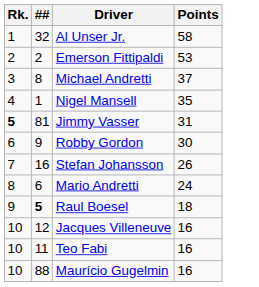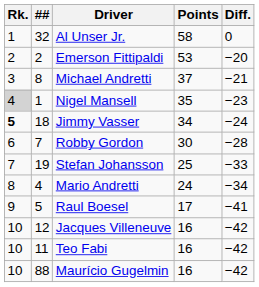+ column: (238, 15)
(11, 100) no background -> (11, 100) lightgrey background
(42, 121) 81 -> (42, 121) 18
(185, 121) 31 -> (185, 121) 34
(38, 143) 9 -> (38, 143) 7
(42, 164) 16 -> (42, 164) 19
(185, 164) 26 -> (185, 164) 25
(38, 185) 6 -> (38, 185) 4
(38, 206) bold -> (38, 206) normal
(185, 206) 18 -> (185, 206) 17
